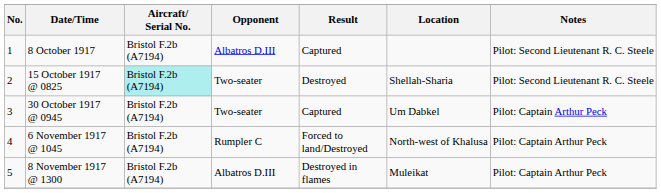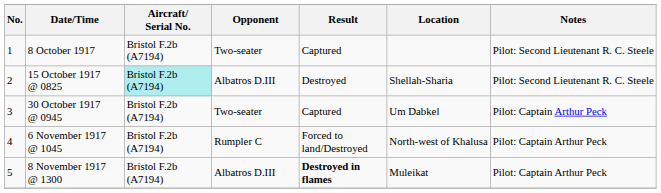(245, 50) Albatros D.III -> (238, 50) Two-seater
(238, 81) Two-seater -> (245, 81) Albatros D.III
(330, 172) normal -> (331, 172) bold
